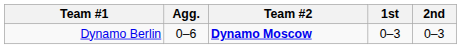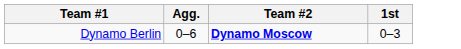- column: (434, 14)
